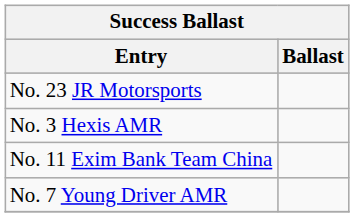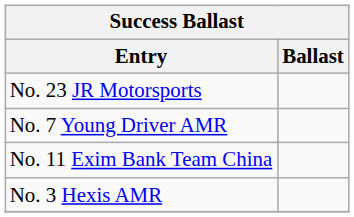rows swapped: (119, 194) <-> (86, 125)
